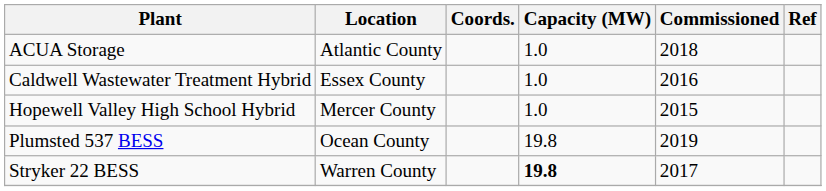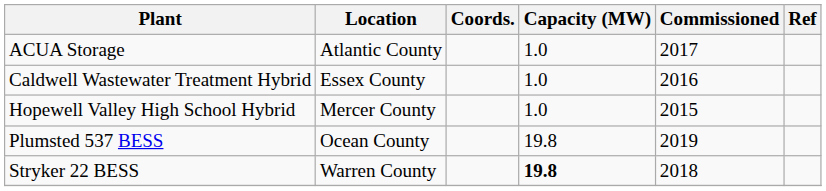(679, 49) 2018 -> (679, 49) 2017
(679, 170) 2017 -> (679, 170) 2018
